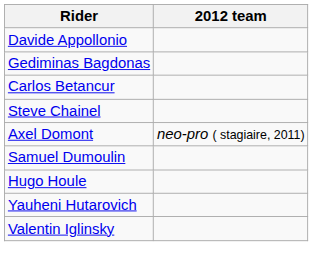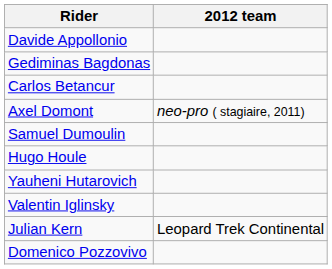- row: (54, 110)
+ row: (45, 228)
+ row: (77, 252)
